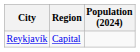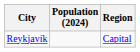columns swapped: (67, 17) <-> (109, 17)
